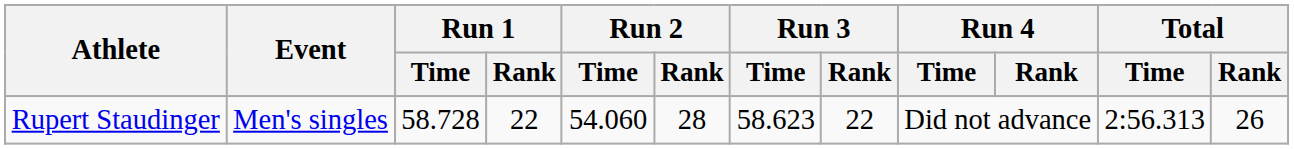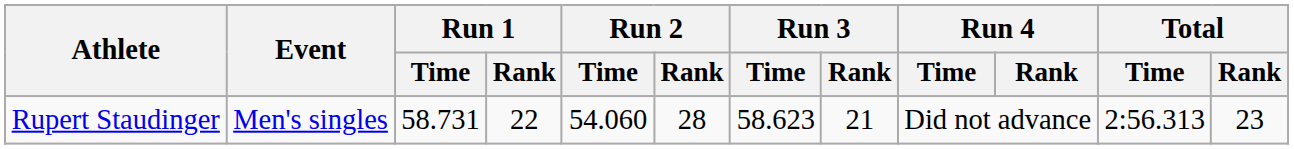(440, 119) 58.728 -> (440, 119) 58.731
(860, 119) 22 -> (860, 119) 21
(1250, 119) 26 -> (1250, 119) 23
